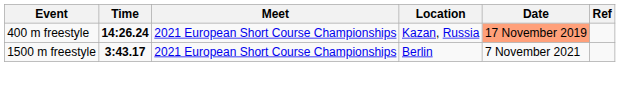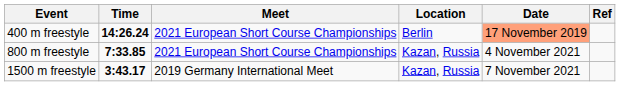(441, 33) Kazan, Russia -> (417, 33) Berlin
+ row: (48, 52)
(275, 52) 2021 European Short Course Championships -> (244, 71) 2019 Germany International Meet
(417, 52) Berlin -> (441, 71) Kazan, Russia
